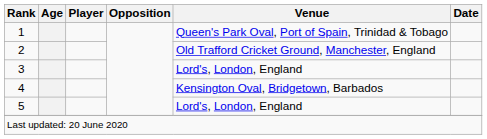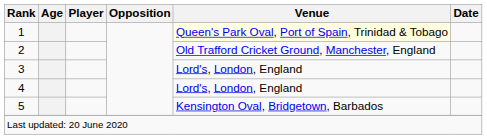(312, 32) no background -> (312, 32) lightyellow background
(280, 87) Kensington Oval, Bridgetown, Barbados -> (239, 87) Lord's, London, England
(239, 106) Lord's, London, England -> (280, 106) Kensington Oval, Bridgetown, Barbados
